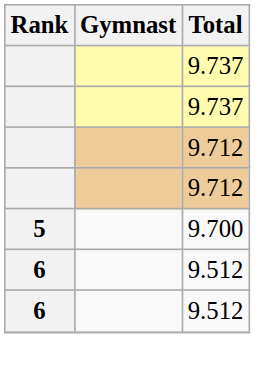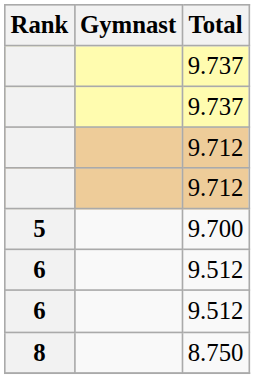+ row: (39, 351)
